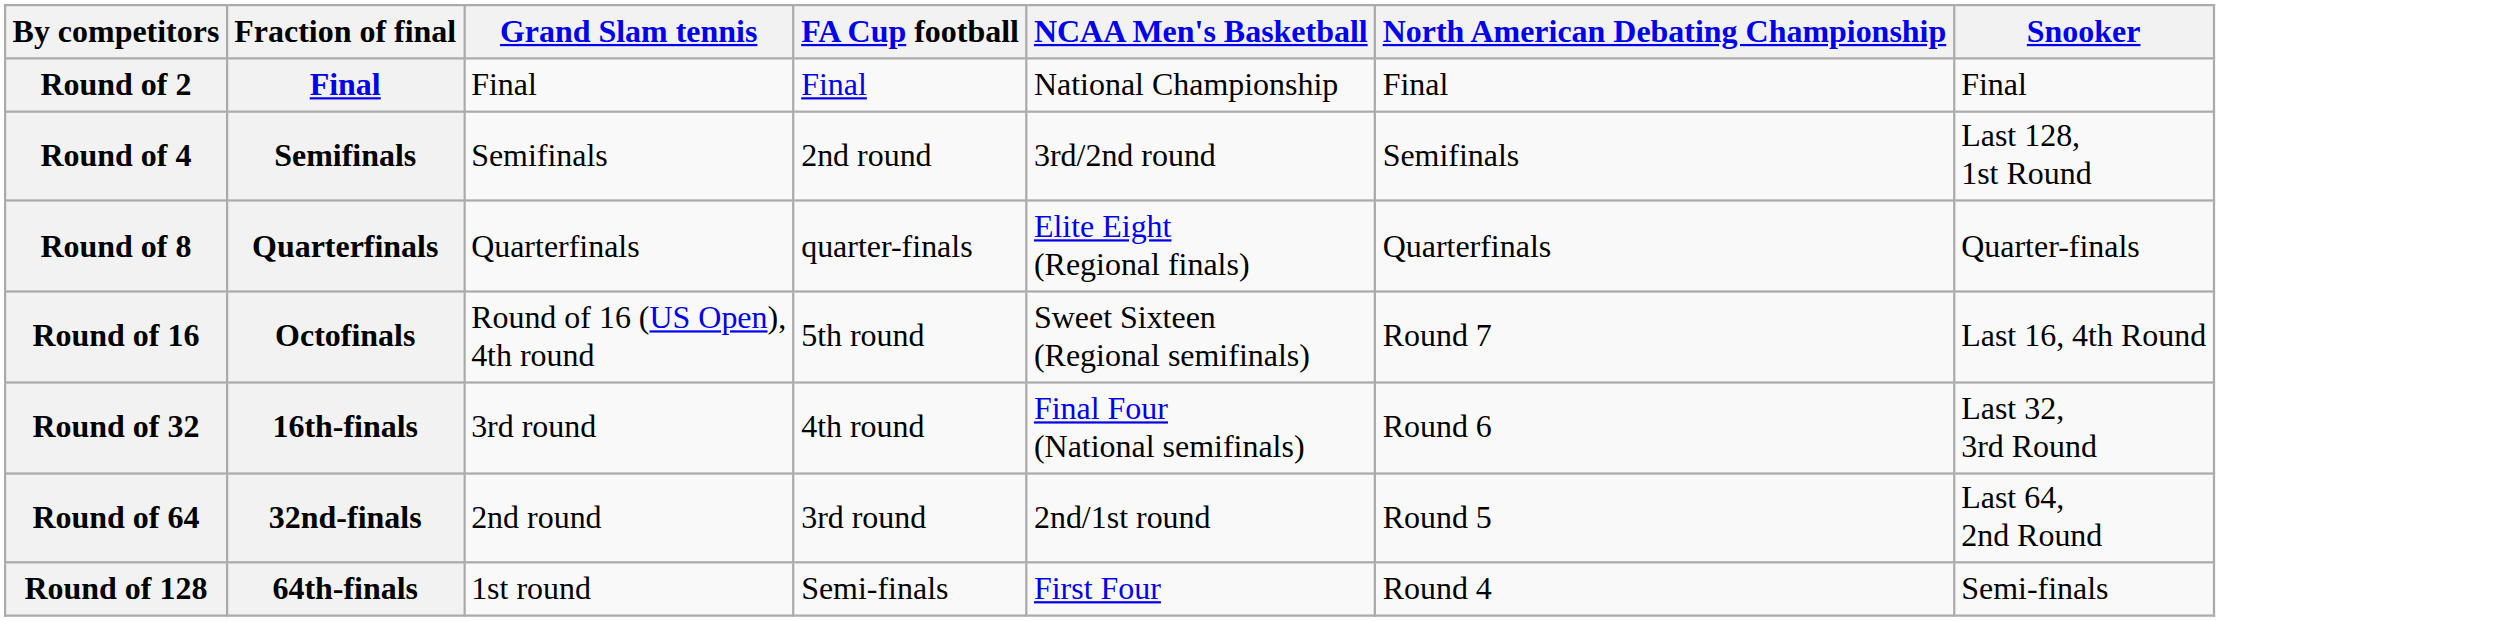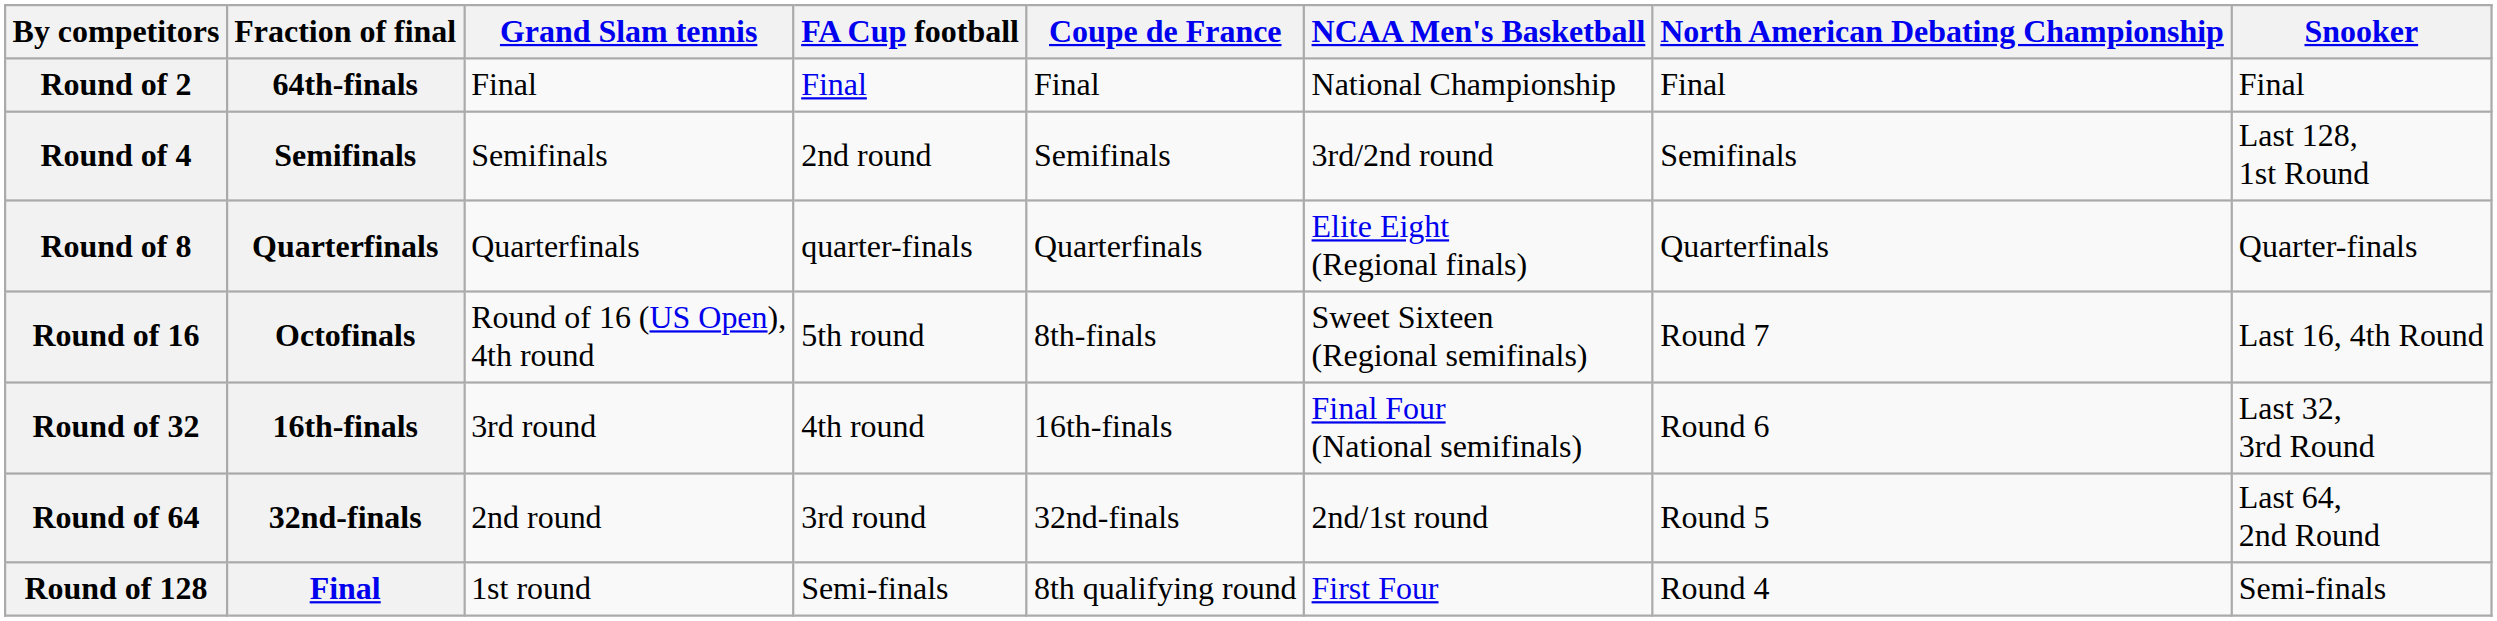+ column: (1165, 31)
(345, 83) Final -> (345, 83) 64th-finals
(345, 589) 64th-finals -> (345, 589) Final
